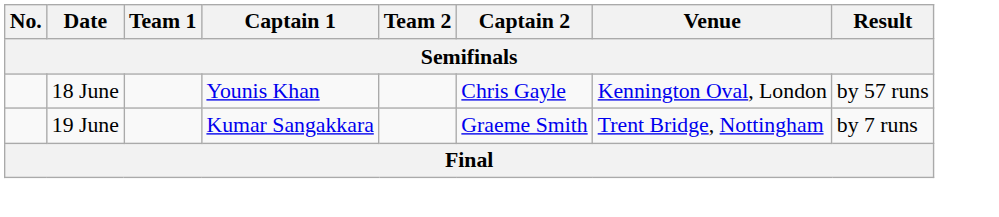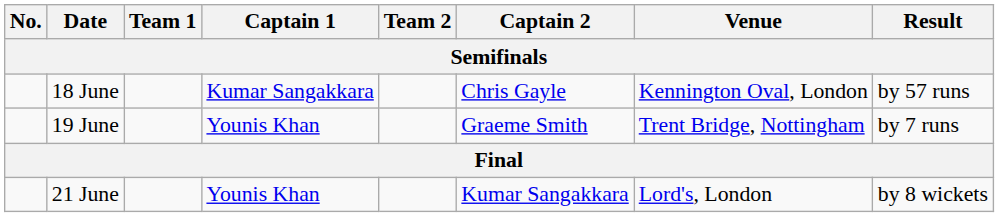(263, 90) Younis Khan -> (290, 90) Kumar Sangakkara
(290, 125) Kumar Sangakkara -> (263, 125) Younis Khan
+ row: (85, 194)
